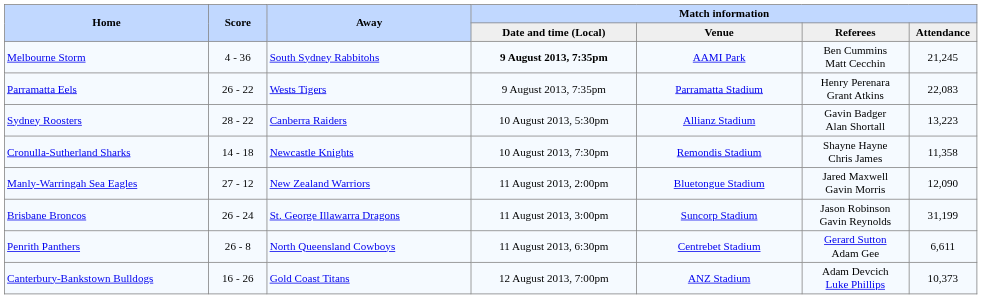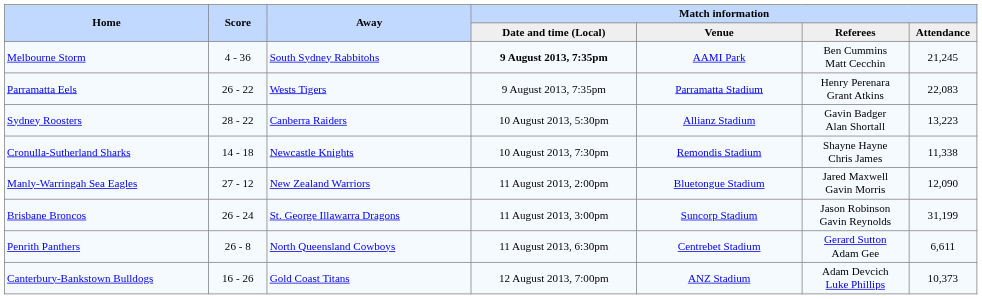(943, 151) 11,358 -> (943, 151) 11,338
